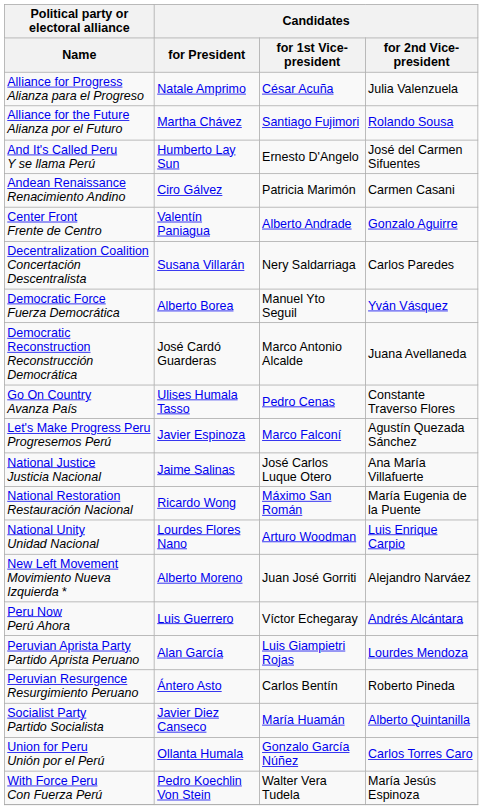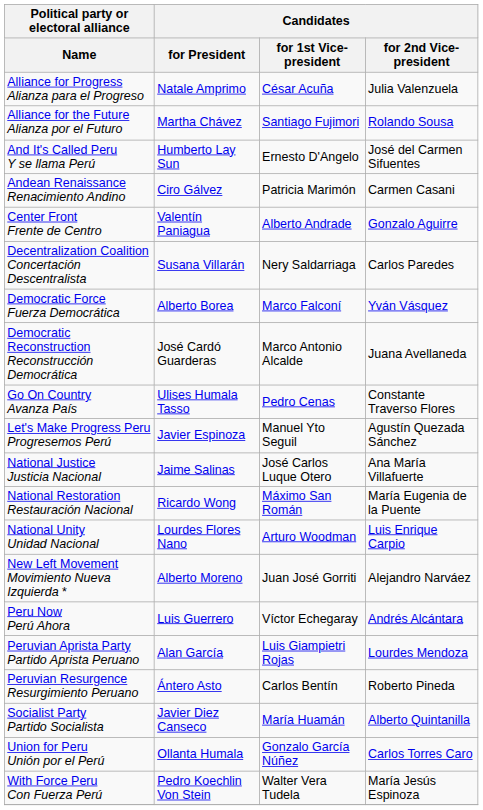(294, 306) Manuel Yto Seguil -> (302, 306) Marco Falconí
(302, 435) Marco Falconí -> (294, 435) Manuel Yto Seguil
